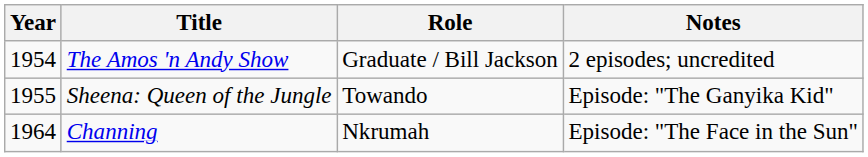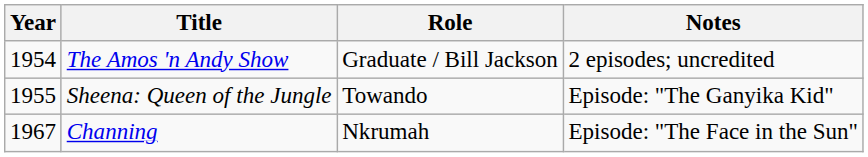(33, 132) 1964 -> (33, 132) 1967
